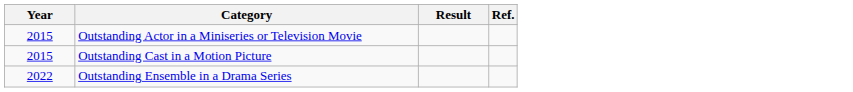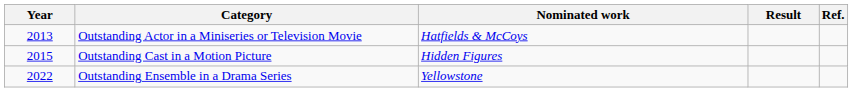+ column: (583, 14)
(40, 35) 2015 -> (40, 35) 2013
